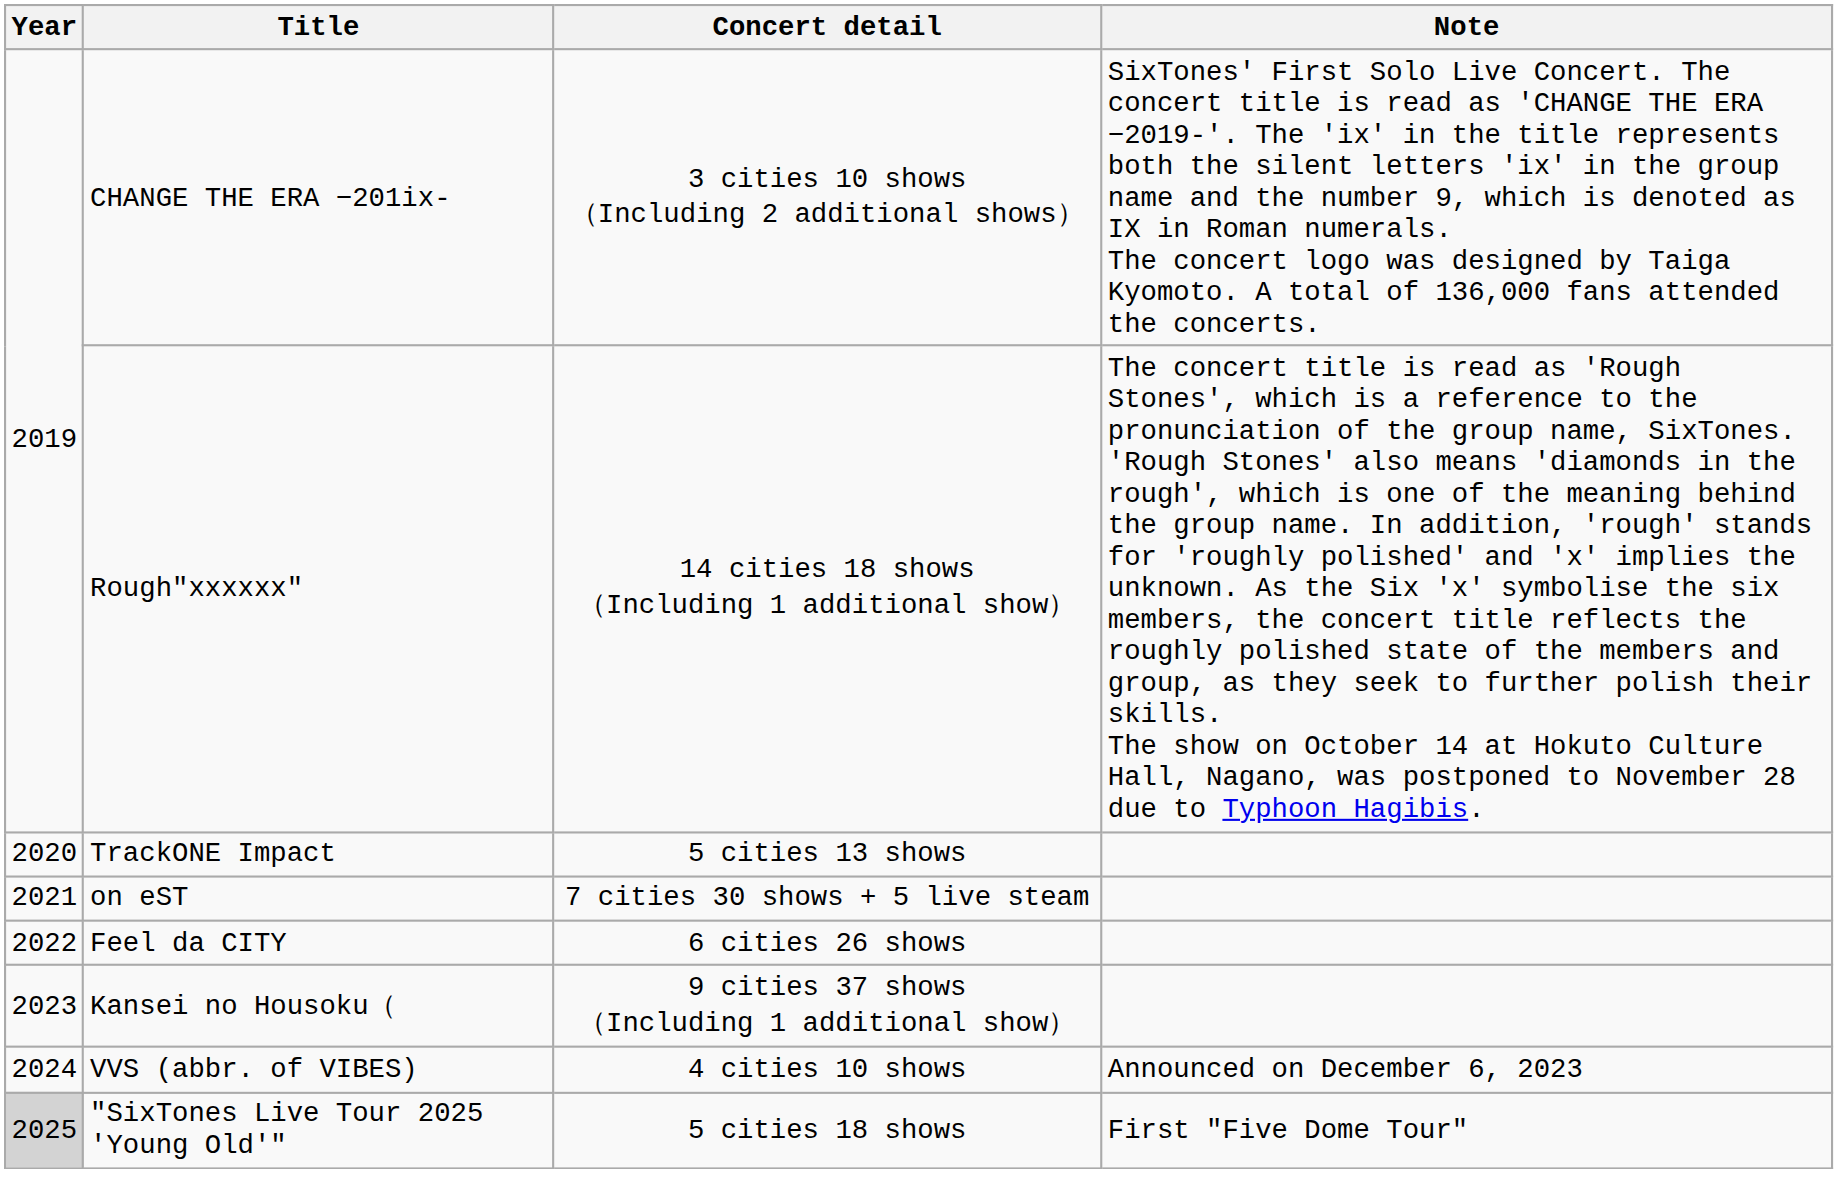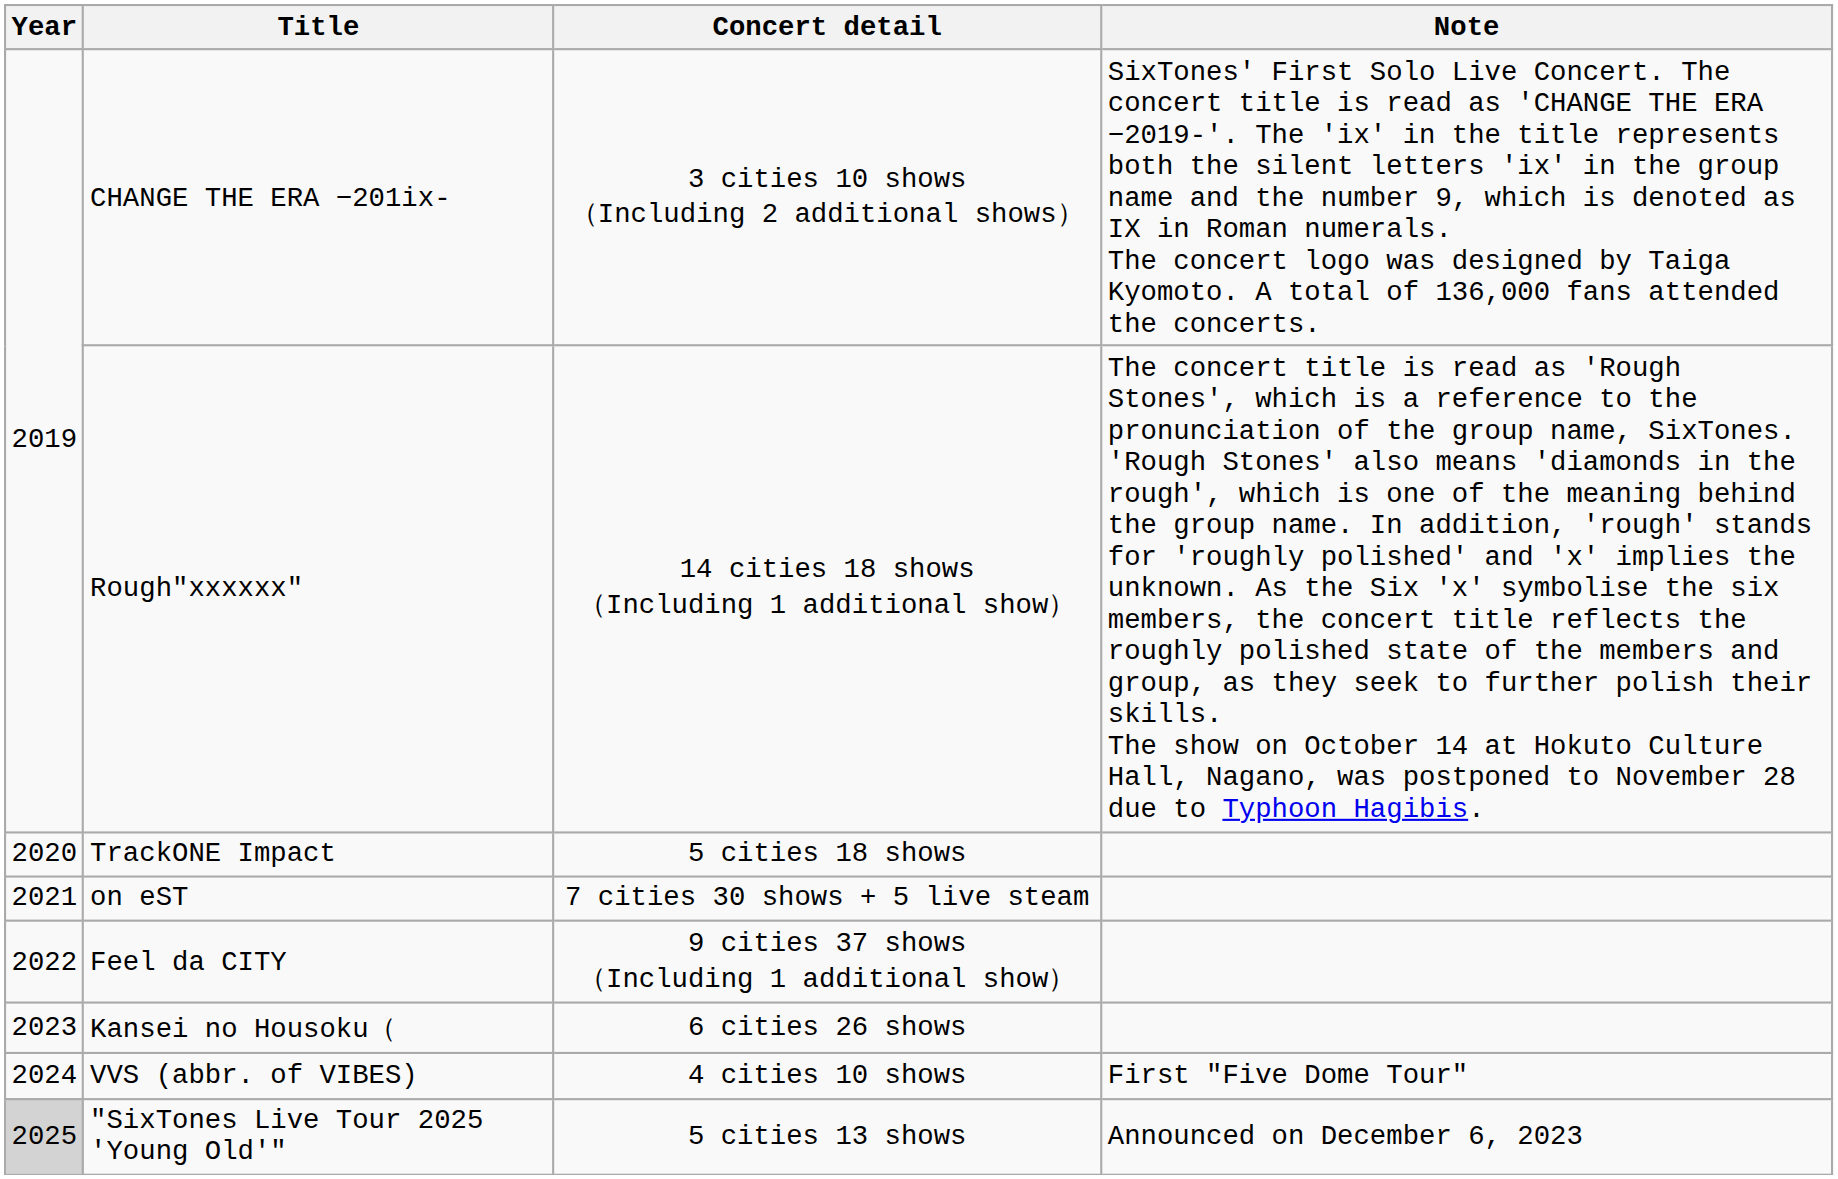(827, 854) 5 cities 13 shows -> (827, 854) 5 cities 18 shows
(827, 943) 6 cities 26 shows -> (827, 961) 9 cities 37 shows （Including 1 additional show）
(827, 1005) 9 cities 37 shows （Including 1 additional show） -> (827, 1028) 6 cities 26 shows
(1345, 1070) Announced on December 6, 2023 -> (1288, 1076) First "Five Dome Tour"
(827, 1130) 5 cities 18 shows -> (827, 1136) 5 cities 13 shows
(1288, 1130) First "Five Dome Tour" -> (1345, 1136) Announced on December 6, 2023
